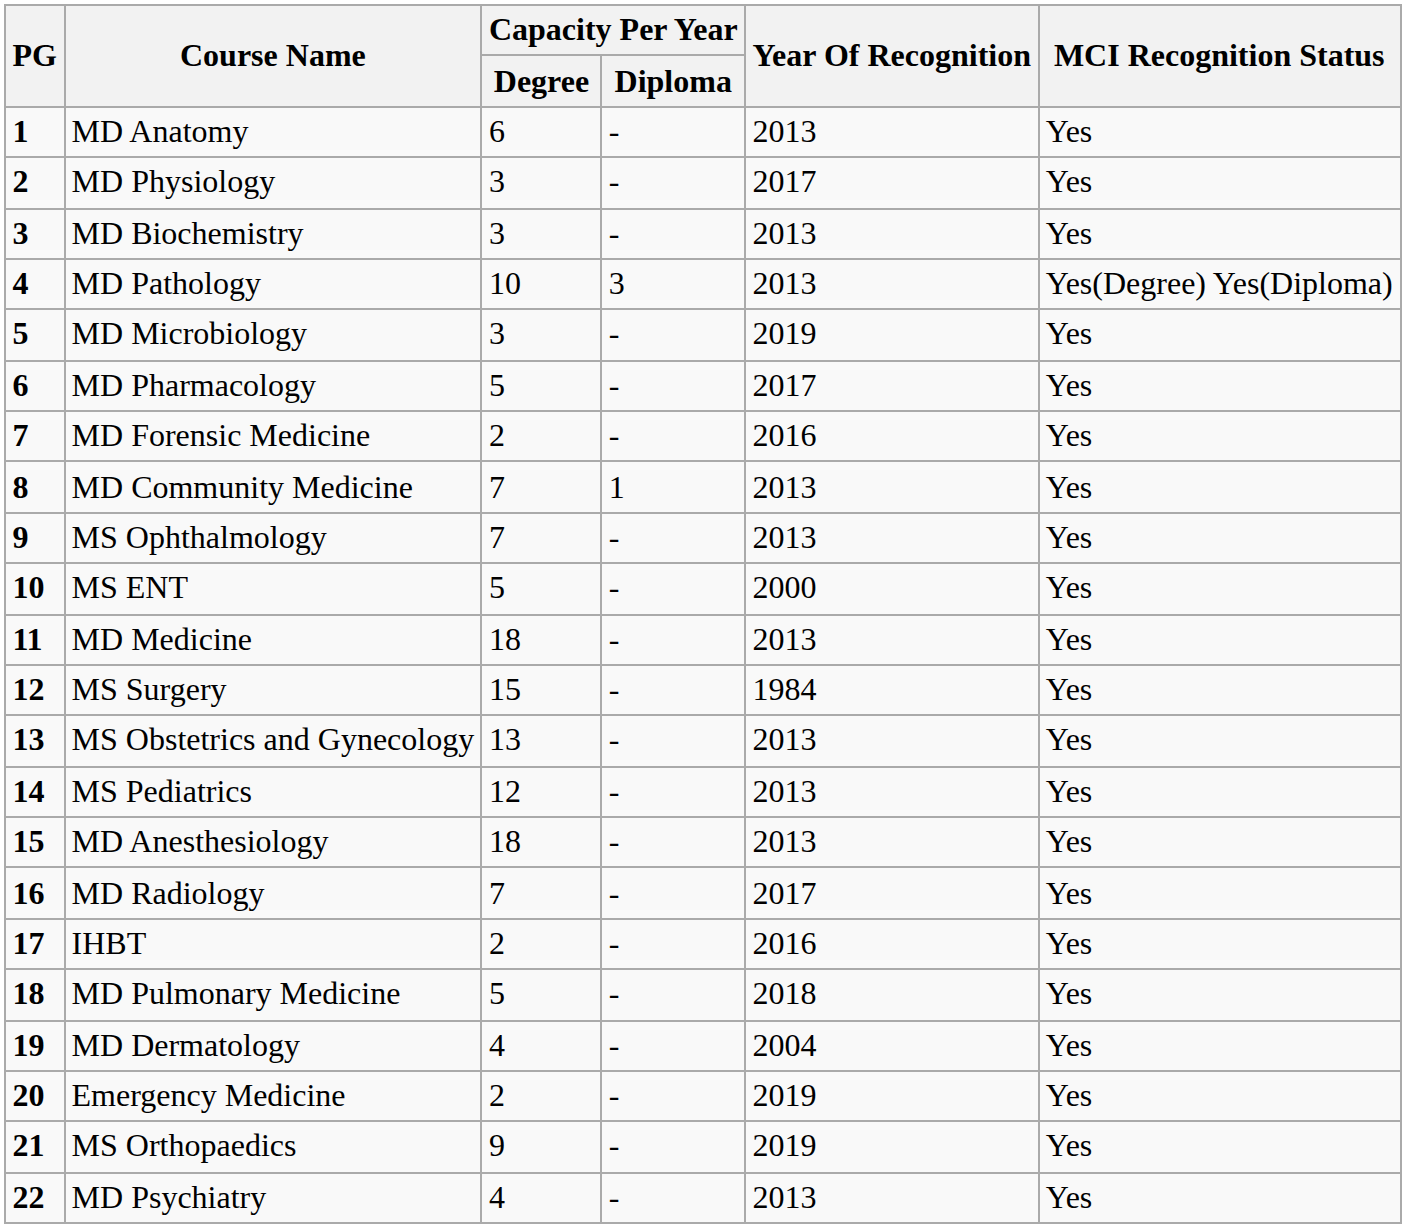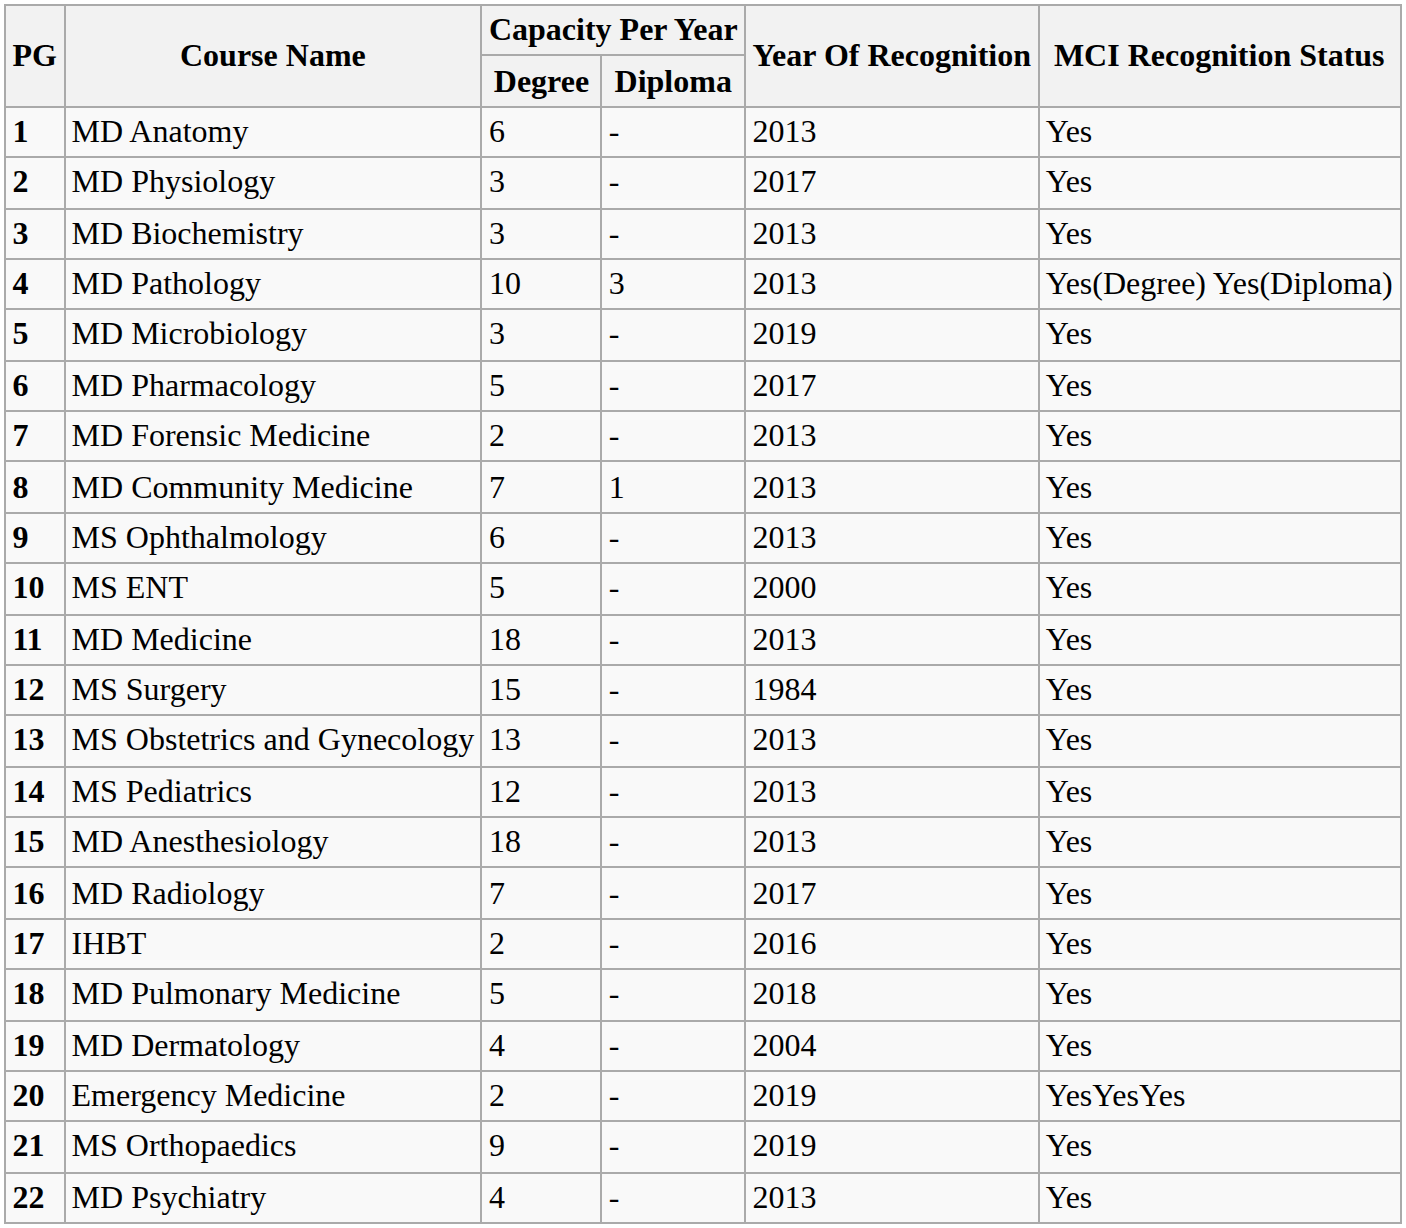(784, 435) 2016 -> (784, 435) 2013
(497, 537) 7 -> (497, 537) 6
(1069, 1095) Yes -> (1116, 1095) YesYesYes
